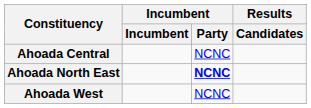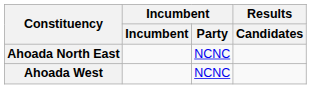- row: (63, 53)
(212, 73) bold -> (212, 53) normal
